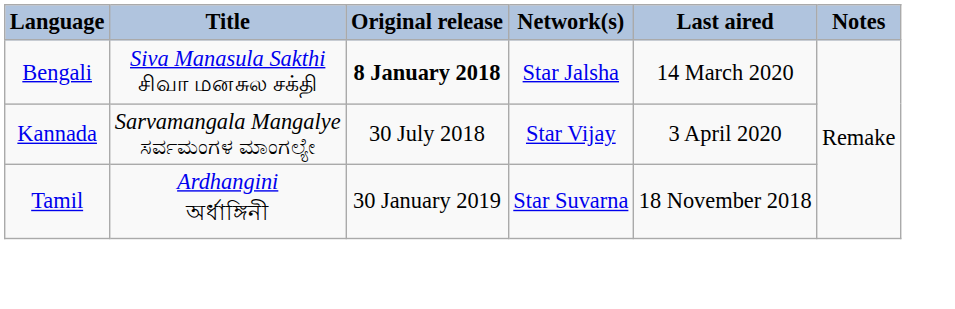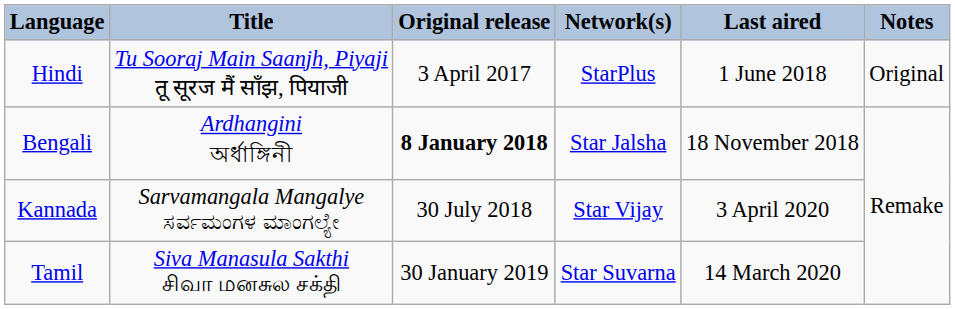+ row: (57, 73)
(228, 70) Siva Manasula Sakthi சிவா மனசுல சக்தி -> (251, 139) Ardhangini অর্ধাঙ্গিনী
(725, 71) 14 March 2020 -> (773, 143) 18 November 2018
(228, 197) Ardhangini অর্ধাঙ্গিনী -> (251, 270) Siva Manasula Sakthi சிவா மனசுல சக்தி
(725, 200) 18 November 2018 -> (773, 272) 14 March 2020
